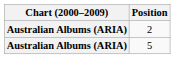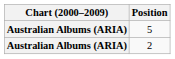rows swapped: (150, 45) <-> (150, 29)
